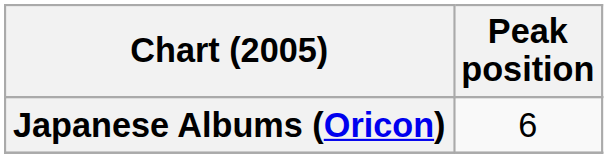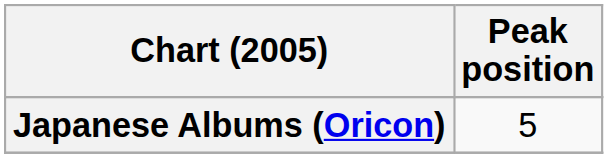(528, 124) 6 -> (528, 124) 5
